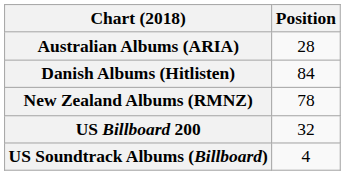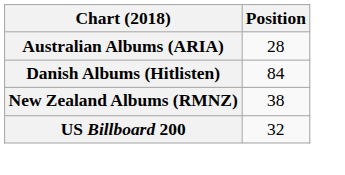(306, 101) 78 -> (276, 101) 38
- row: (138, 156)
